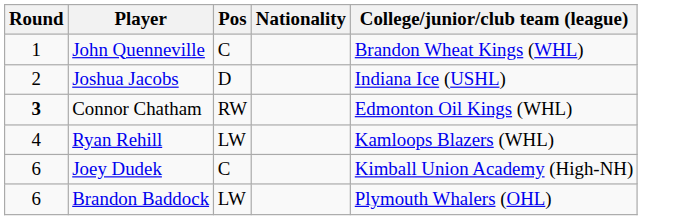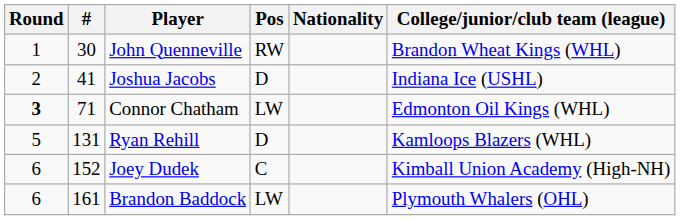+ column: (86, 19)
(224, 49) C -> (269, 49) RW
(232, 109) RW -> (269, 109) LW
(36, 139) 4 -> (36, 139) 5
(232, 139) LW -> (262, 139) D
